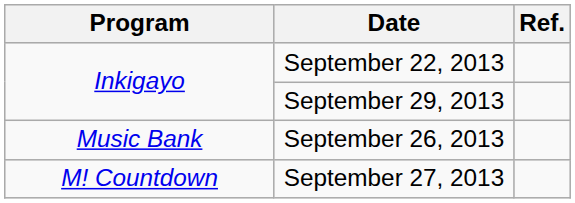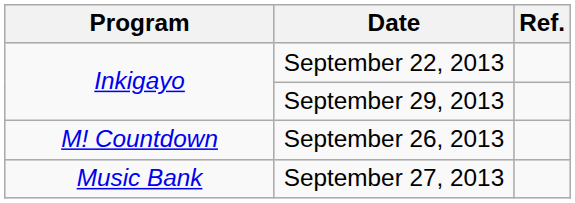(140, 139) Music Bank -> (140, 139) M! Countdown
(140, 178) M! Countdown -> (140, 178) Music Bank
